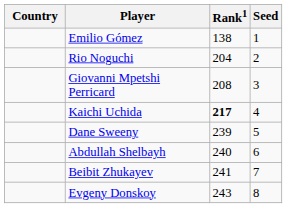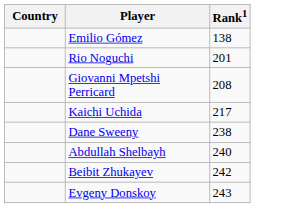- column: (266, 16)
(222, 58) 204 -> (222, 58) 201
(222, 112) bold -> (222, 112) normal
(222, 132) 239 -> (222, 132) 238
(222, 172) 241 -> (222, 172) 242
